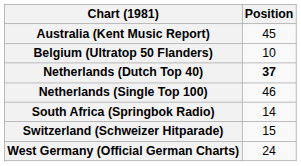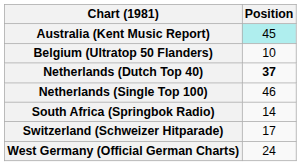(269, 33) no background -> (269, 33) paleturquoise background
(269, 131) 15 -> (269, 131) 17
